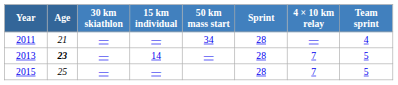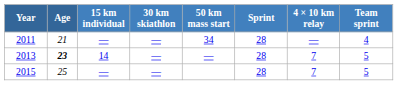columns swapped: (156, 18) <-> (104, 18)
